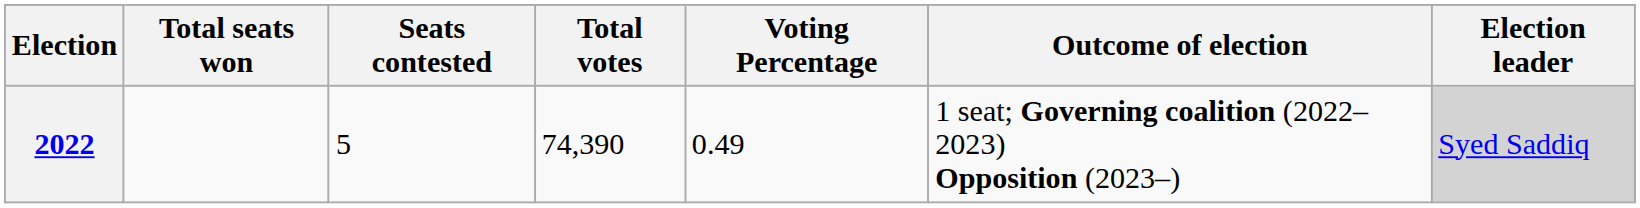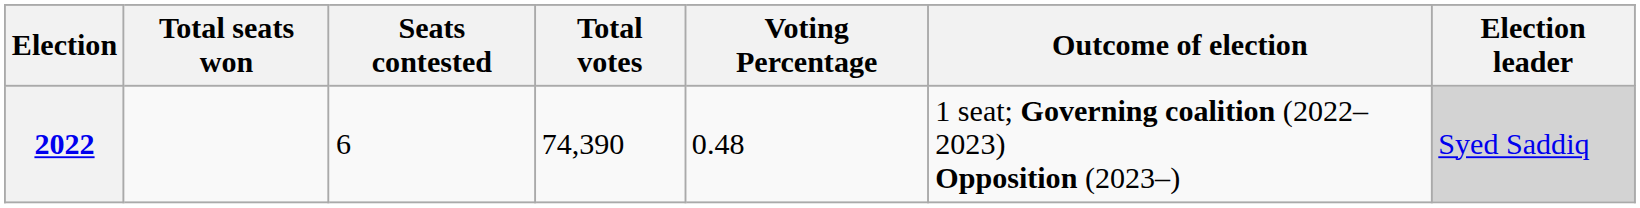(344, 143) 5 -> (344, 143) 6
(718, 143) 0.49 -> (718, 143) 0.48
